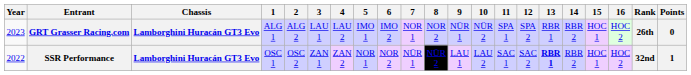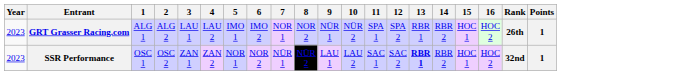- column: (196, 11)
(672, 32) 0 -> (542, 32) 1
(16, 57) 2022 -> (16, 57) 2023
